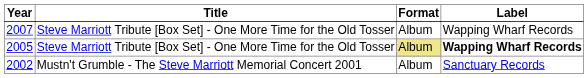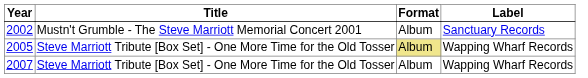rows swapped: (20, 30) <-> (20, 64)
(512, 47) bold -> (508, 47) normal
